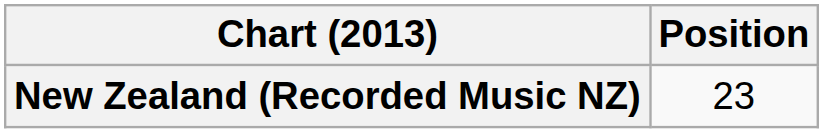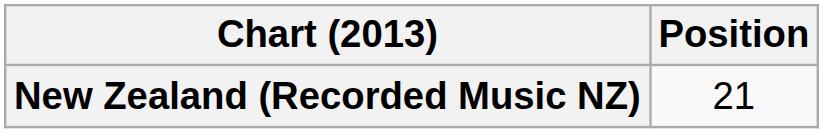(734, 95) 23 -> (734, 95) 21
